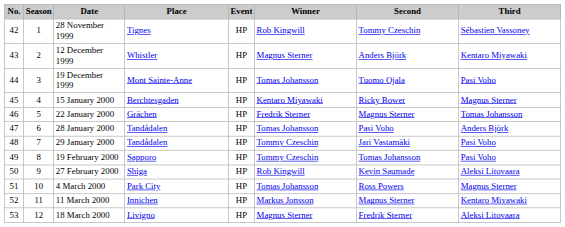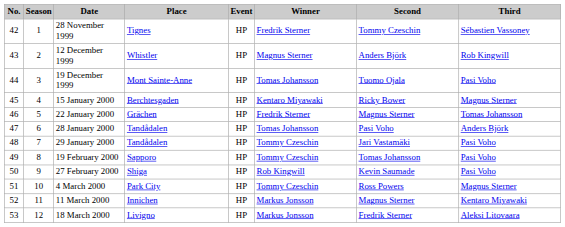(281, 30) Rob Kingwill -> (283, 30) Fredrik Sterner
(494, 55) Kentaro Miyawaki -> (485, 55) Rob Kingwill
(490, 171) Aleksi Litovaara -> (478, 171) Pasi Voho
(287, 186) Tomas Johansson -> (287, 186) Tommy Czeschin
(285, 214) Magnus Sterner -> (285, 214) Markus Jonsson
